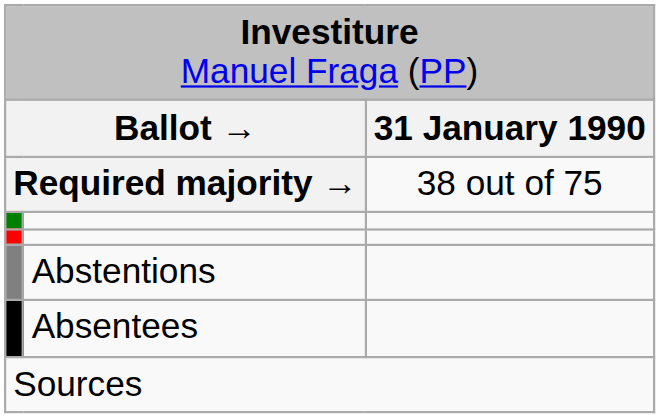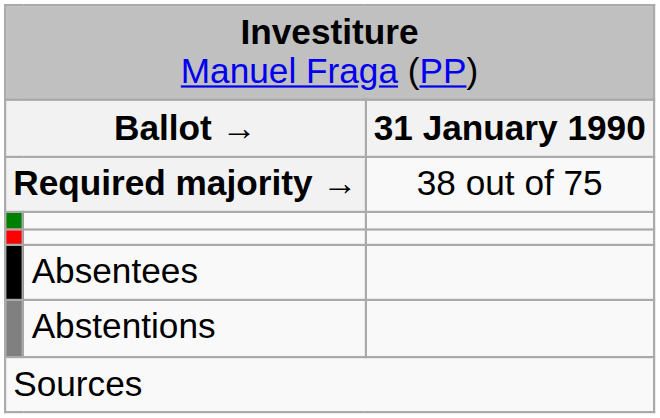rows swapped: (14, 273) <-> (14, 328)
